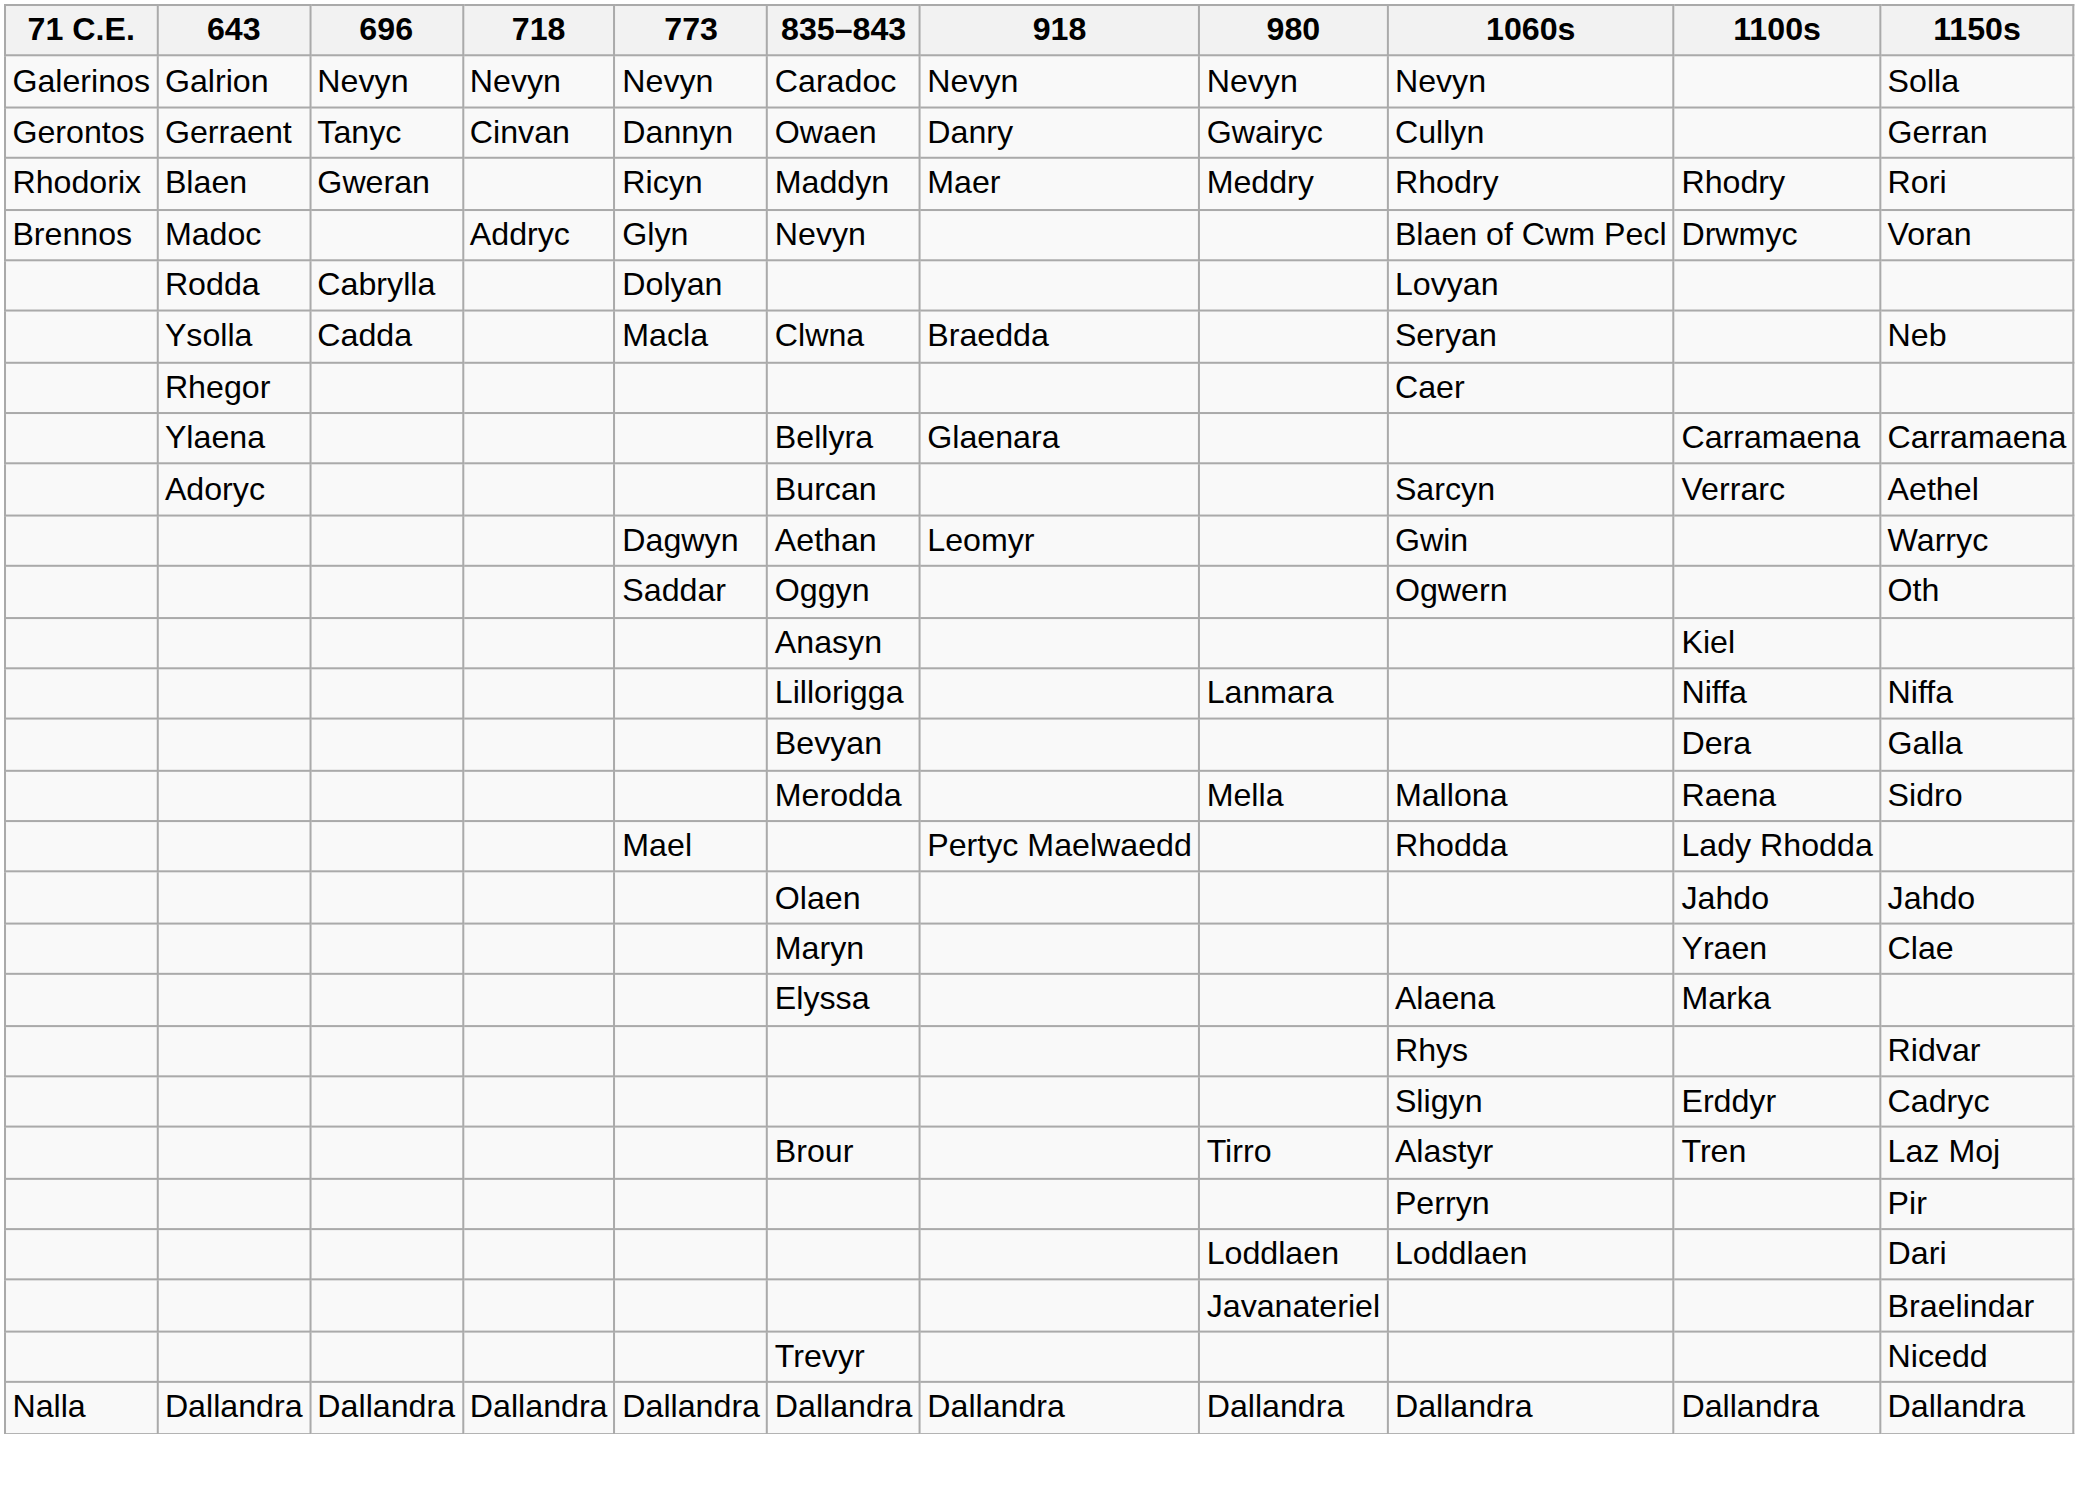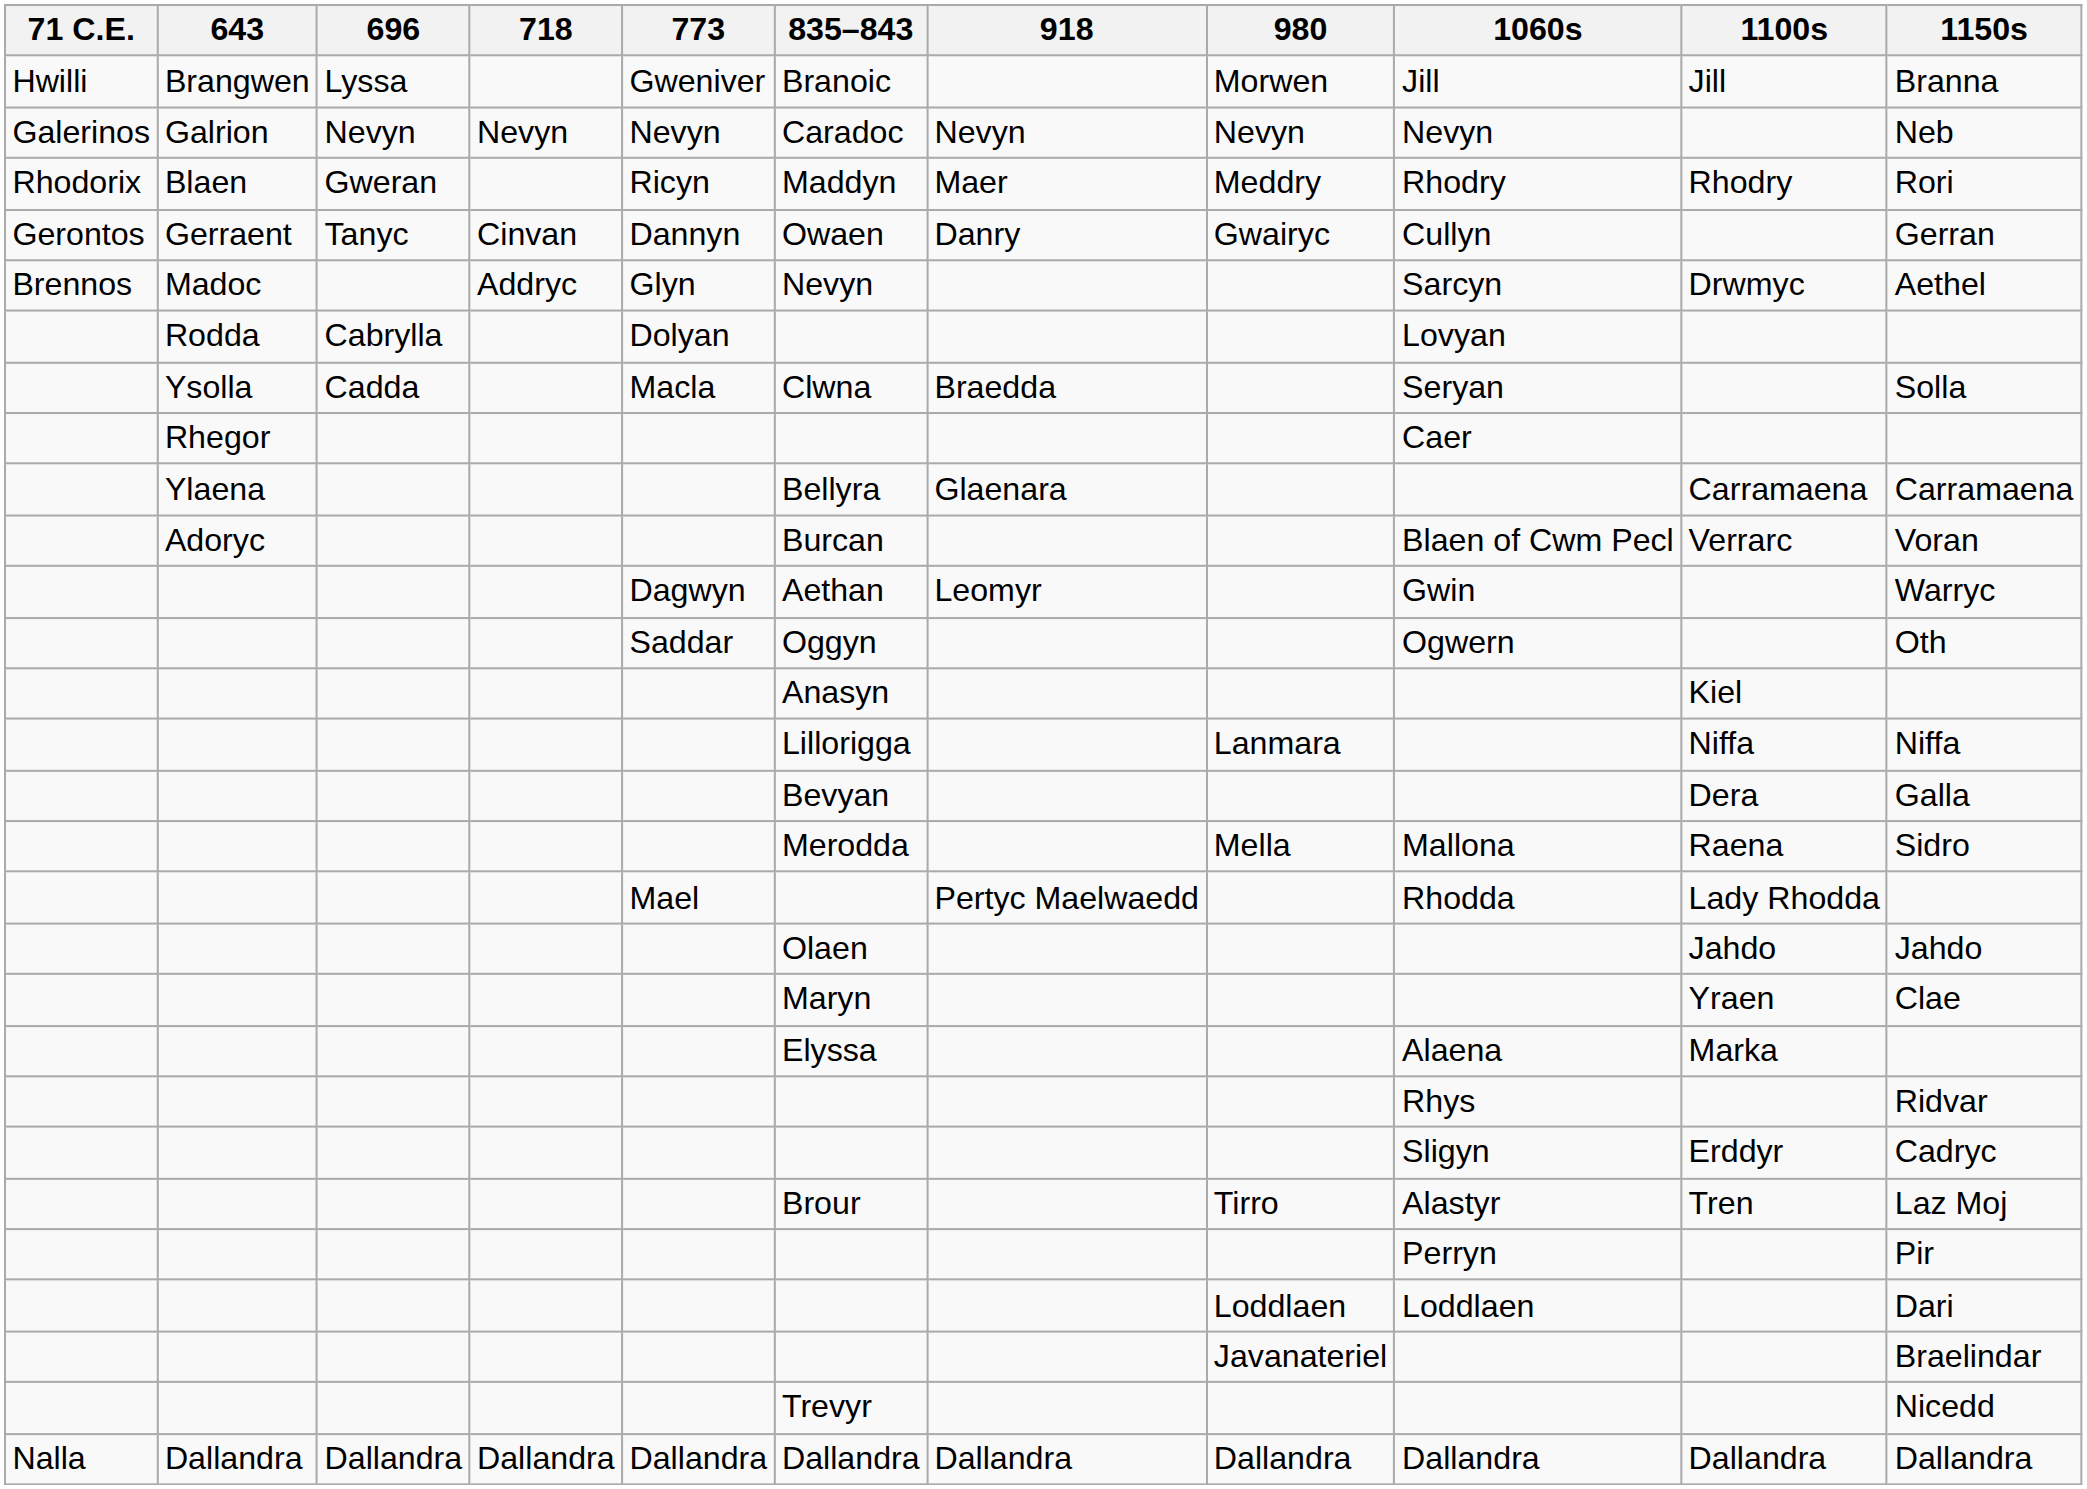+ row: (237, 81)
(1923, 81) Solla -> (1924, 132) Neb
rows swapped: (206, 183) <-> (228, 132)
(1531, 234) Blaen of Cwm Pecl -> (1452, 285) Sarcyn
(1930, 234) Voran -> (1940, 285) Aethel
(1917, 336) Neb -> (1931, 387) Solla
(1445, 489) Sarcyn -> (1538, 540) Blaen of Cwm Pecl
(1933, 489) Aethel -> (1937, 540) Voran
